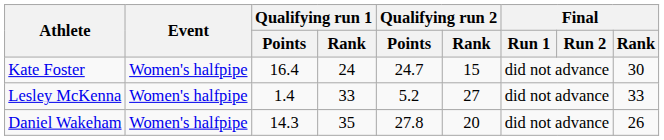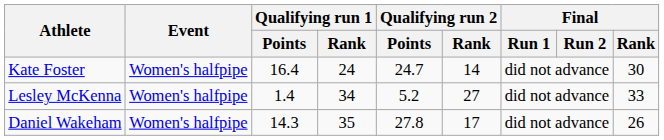(471, 69) 15 -> (471, 69) 14
(347, 95) 33 -> (347, 95) 34
(471, 122) 20 -> (471, 122) 17
